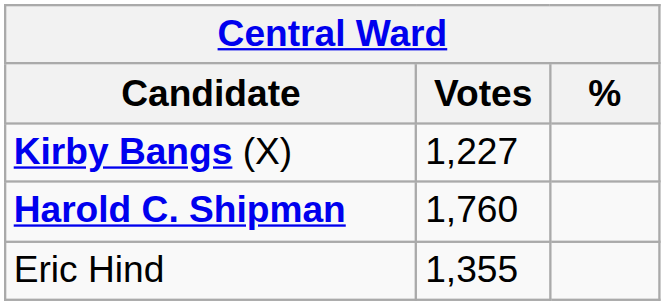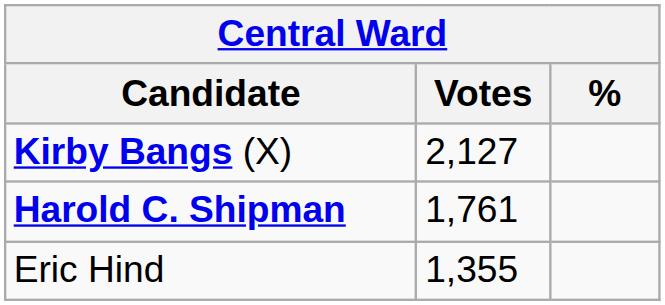(472, 151) 1,227 -> (472, 151) 2,127
(472, 210) 1,760 -> (472, 210) 1,761
